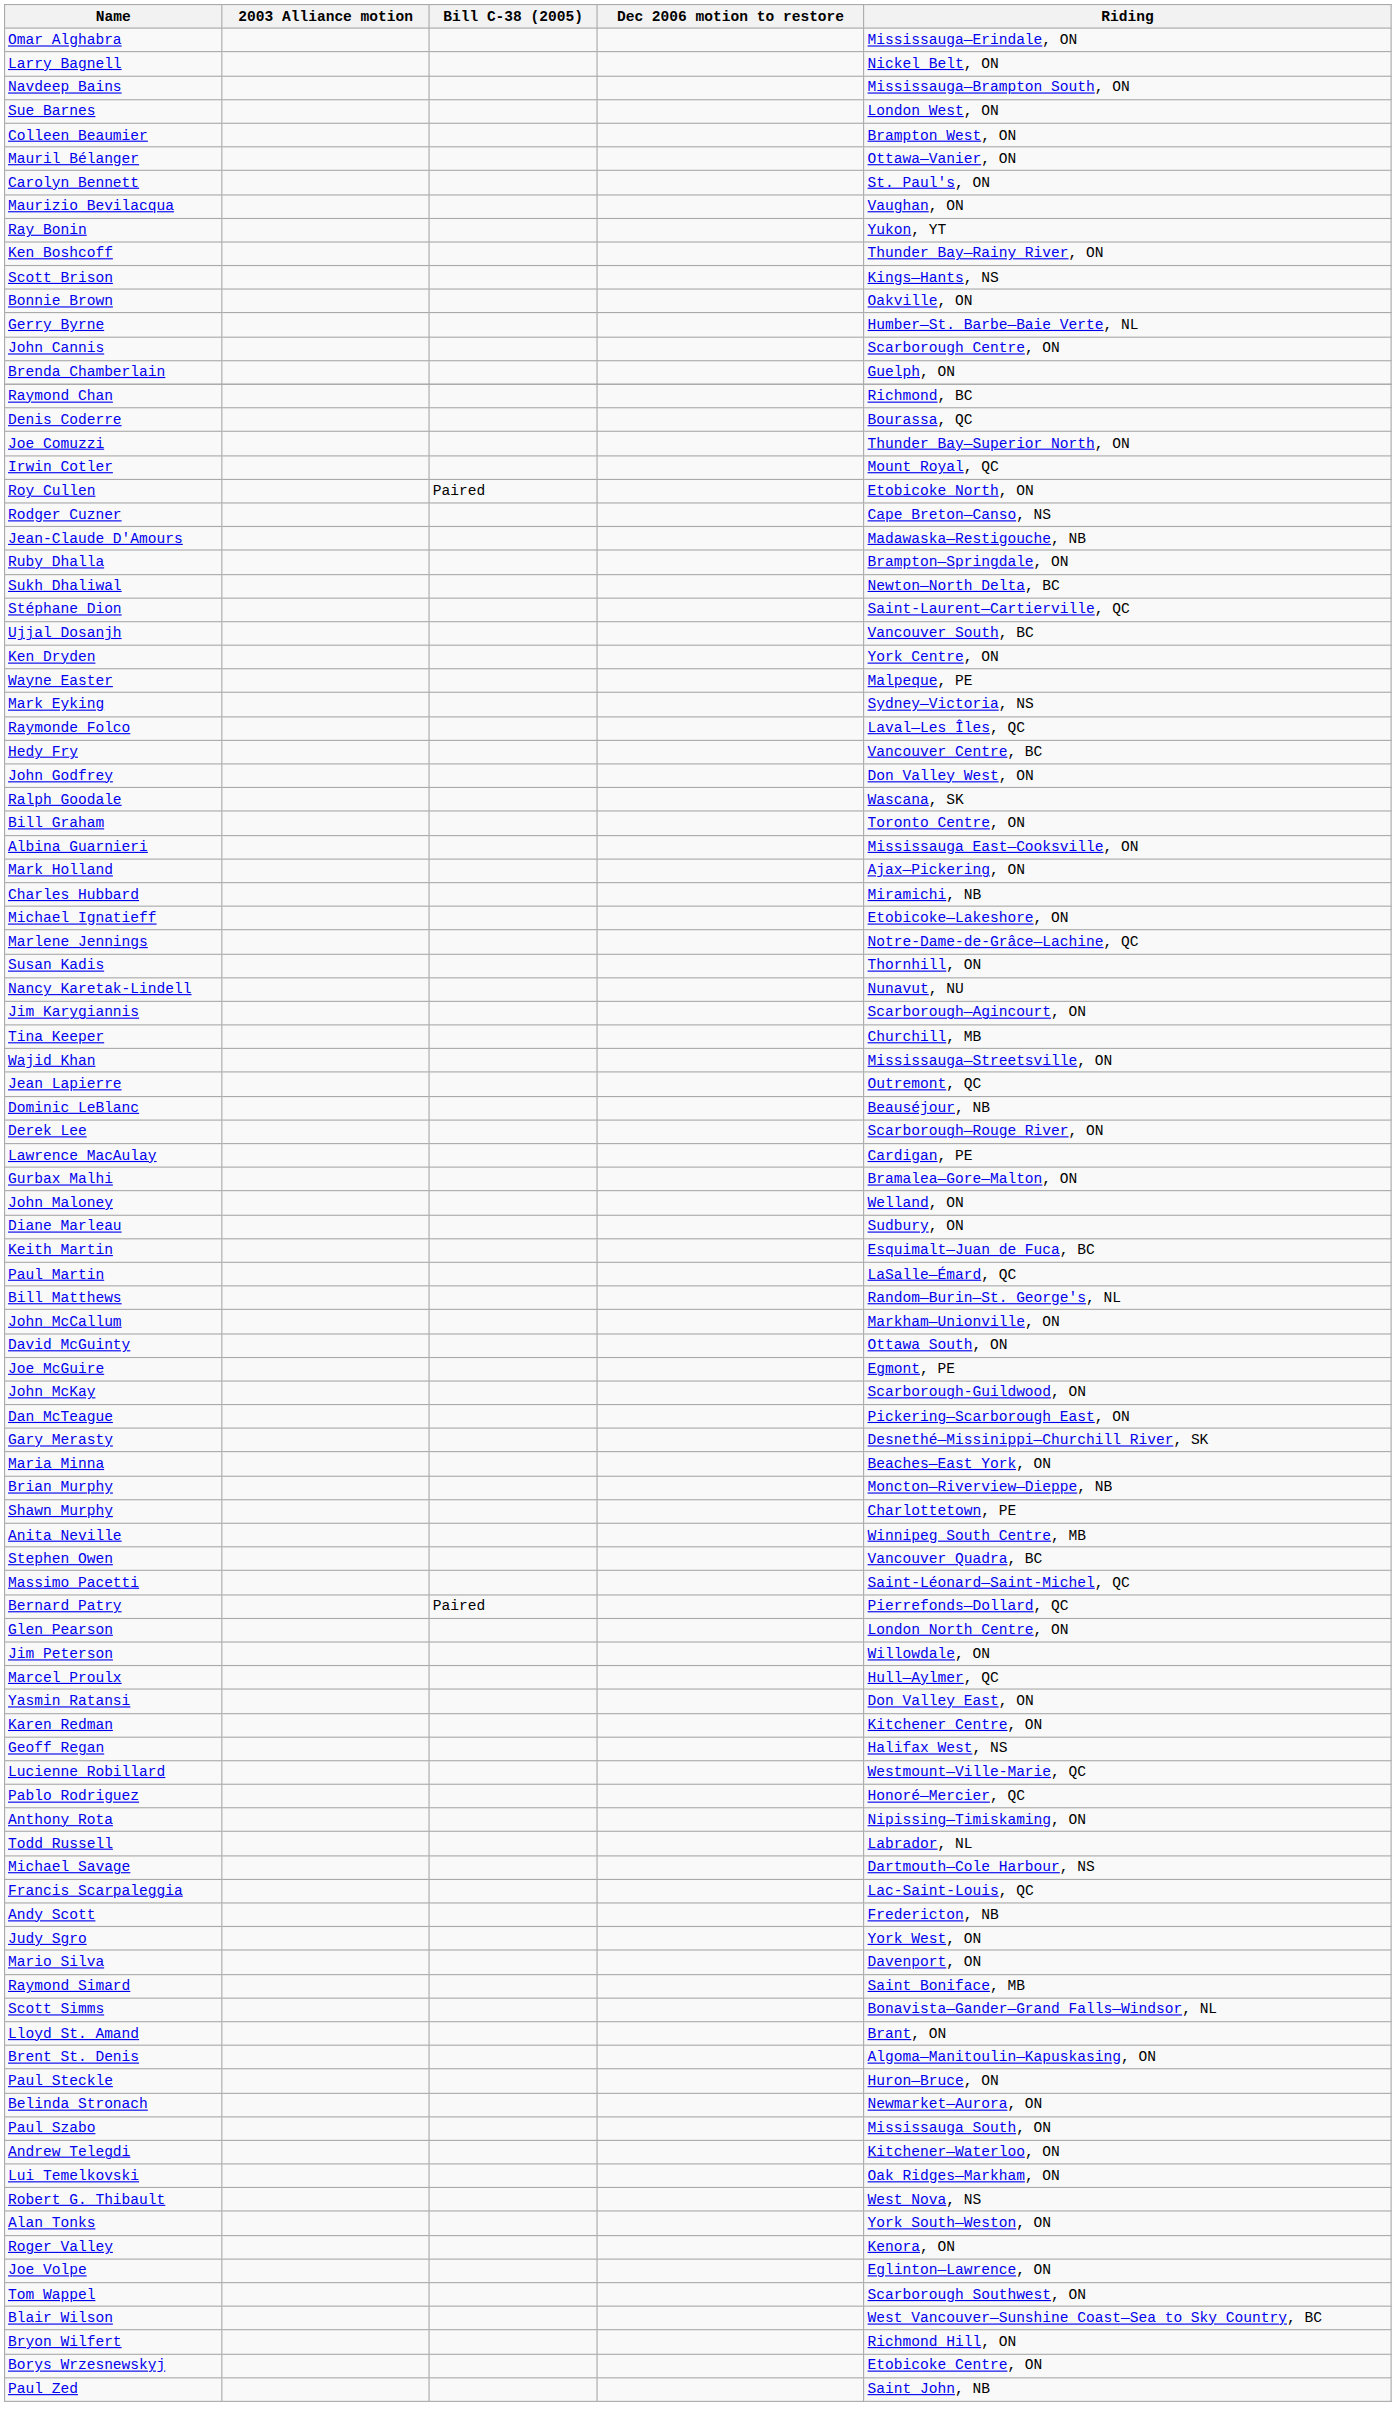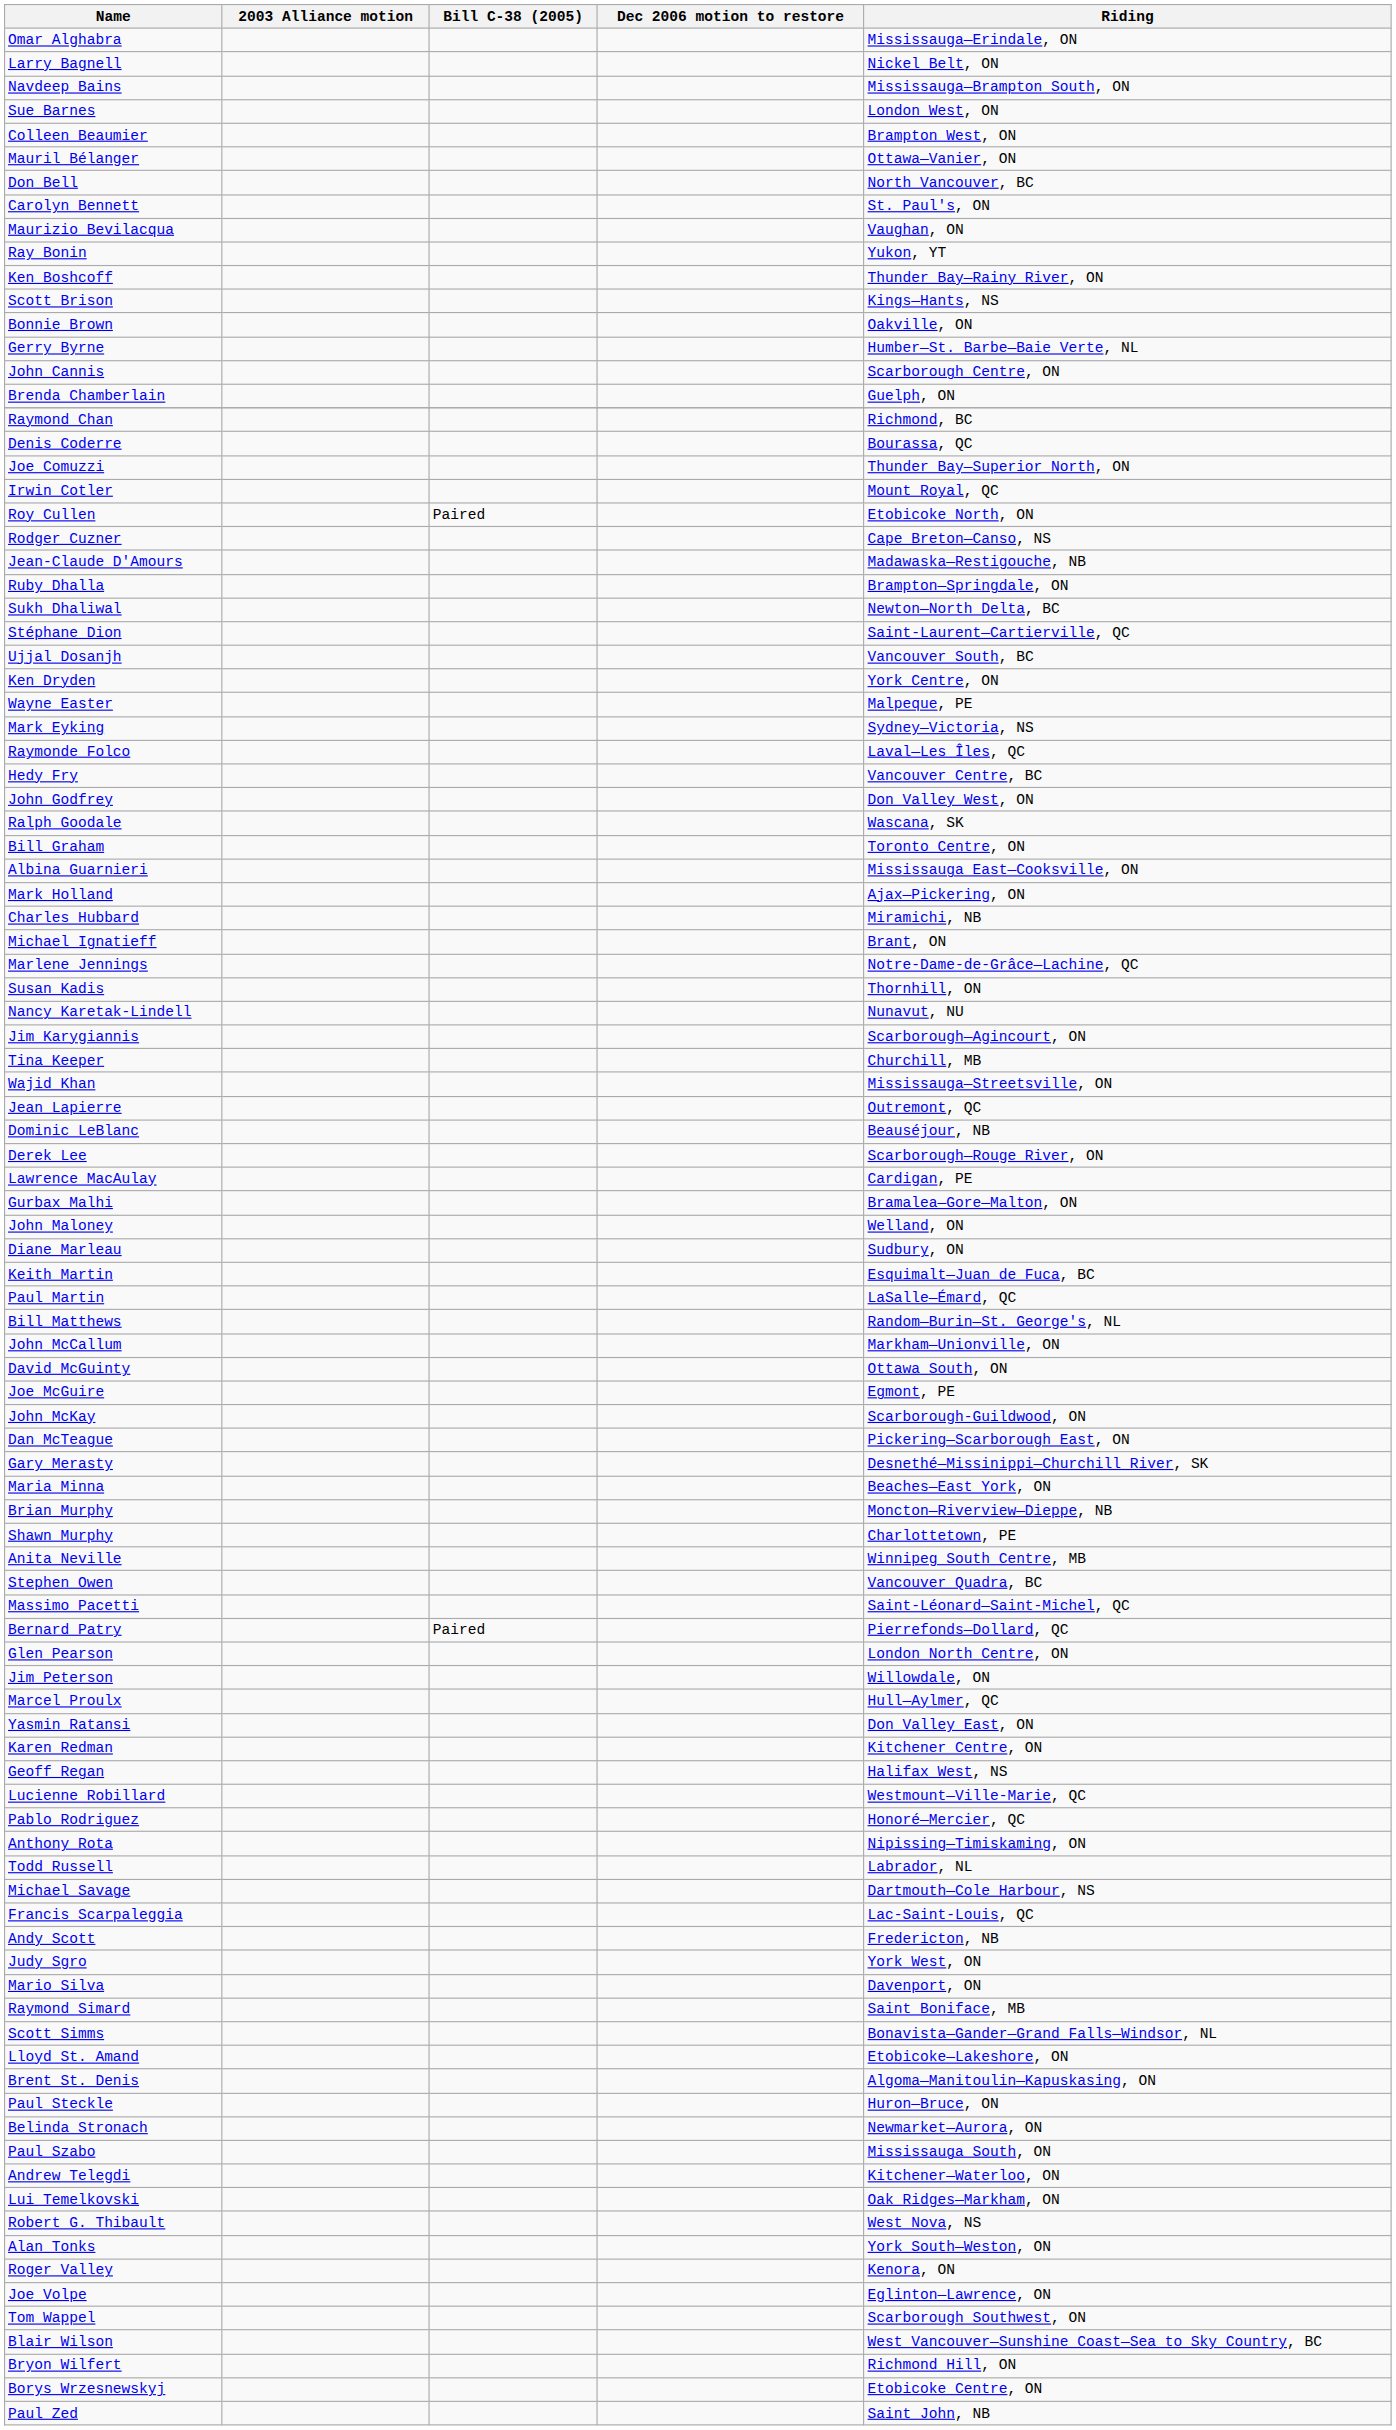+ row: (43, 183)
(968, 918) Etobicoke—Lakeshore, ON -> (907, 942) Brant, ON
(907, 2033) Brant, ON -> (968, 2057) Etobicoke—Lakeshore, ON
